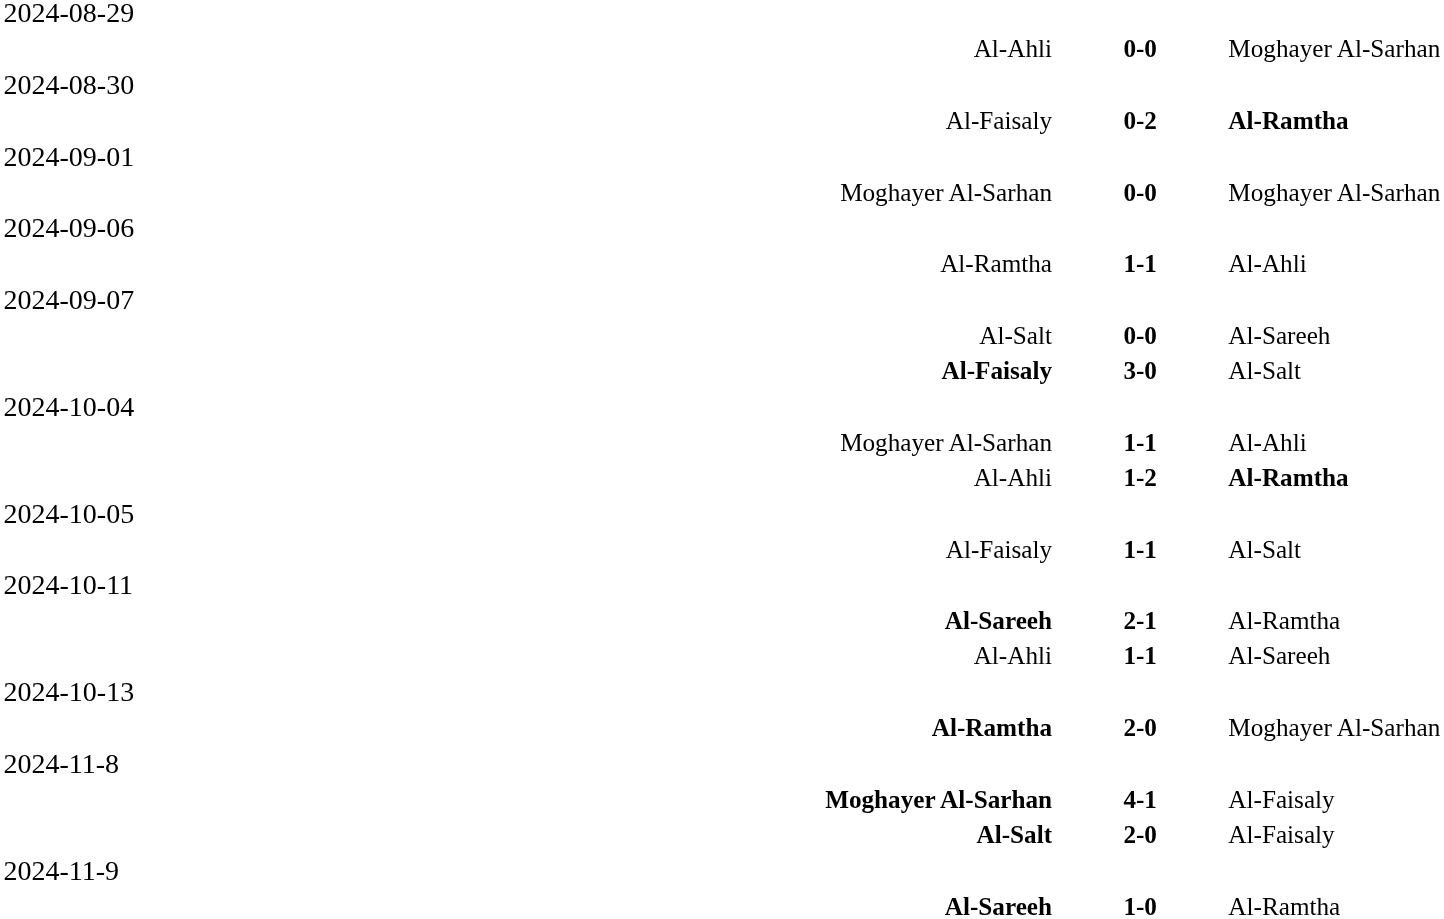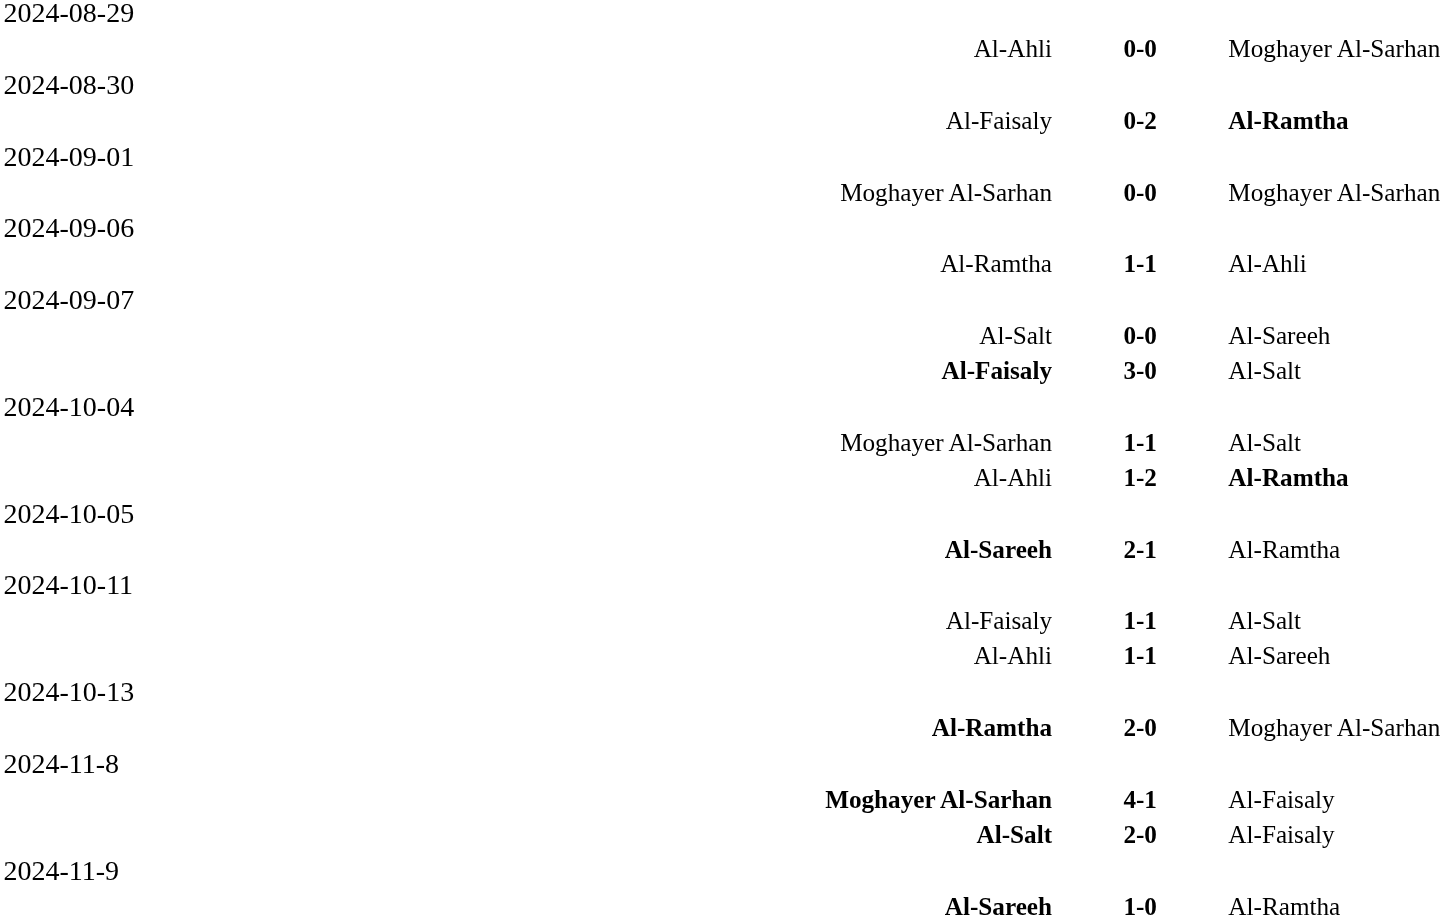(1268, 442) Al-Ahli -> (1265, 442) Al-Salt
rows swapped: (998, 620) <-> (999, 549)
